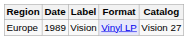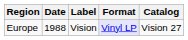(55, 27) 1989 -> (55, 27) 1988
